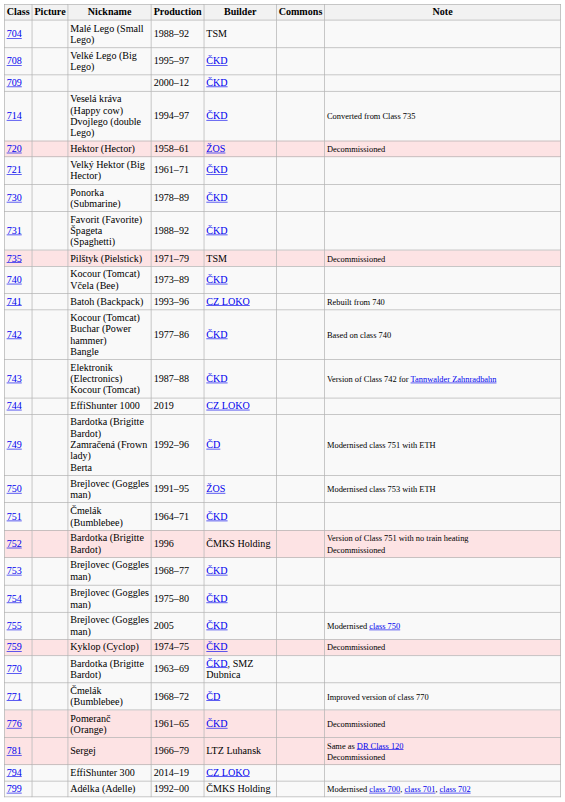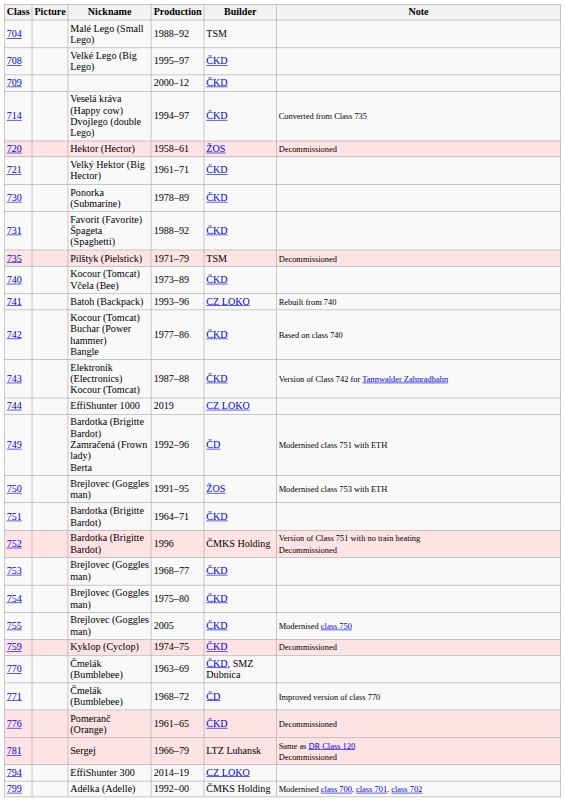- column: (300, 12)
(97, 516) Čmelák (Bumblebee) -> (107, 516) Bardotka (Brigitte Bardot)
(107, 669) Bardotka (Brigitte Bardot) -> (97, 669) Čmelák (Bumblebee)
